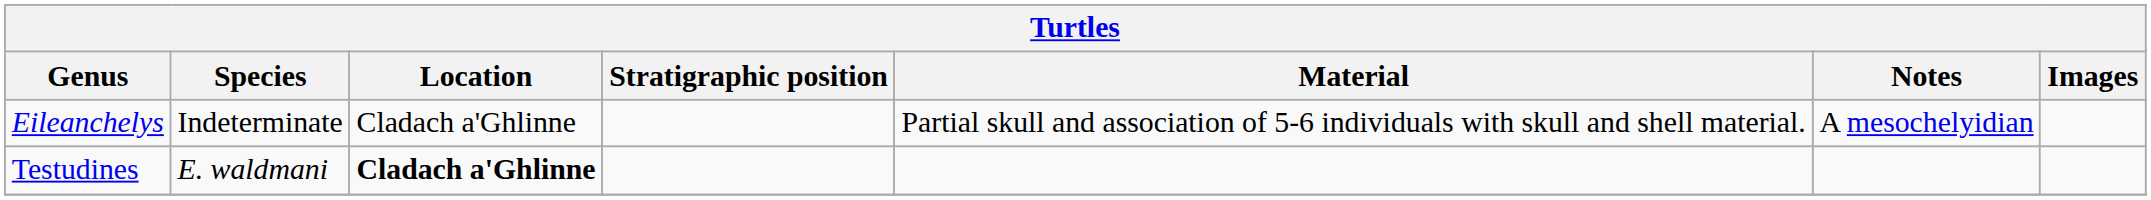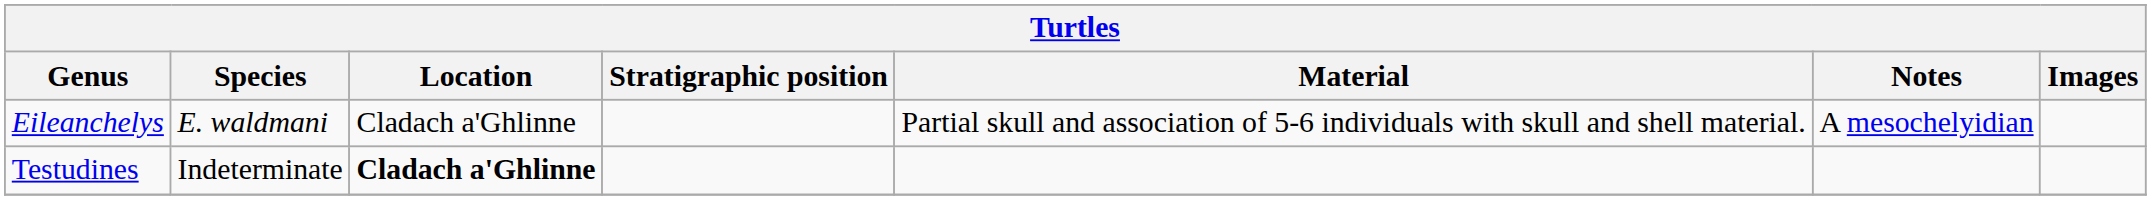(260, 122) Indeterminate -> (253, 122) E. waldmani
(253, 169) E. waldmani -> (260, 169) Indeterminate
